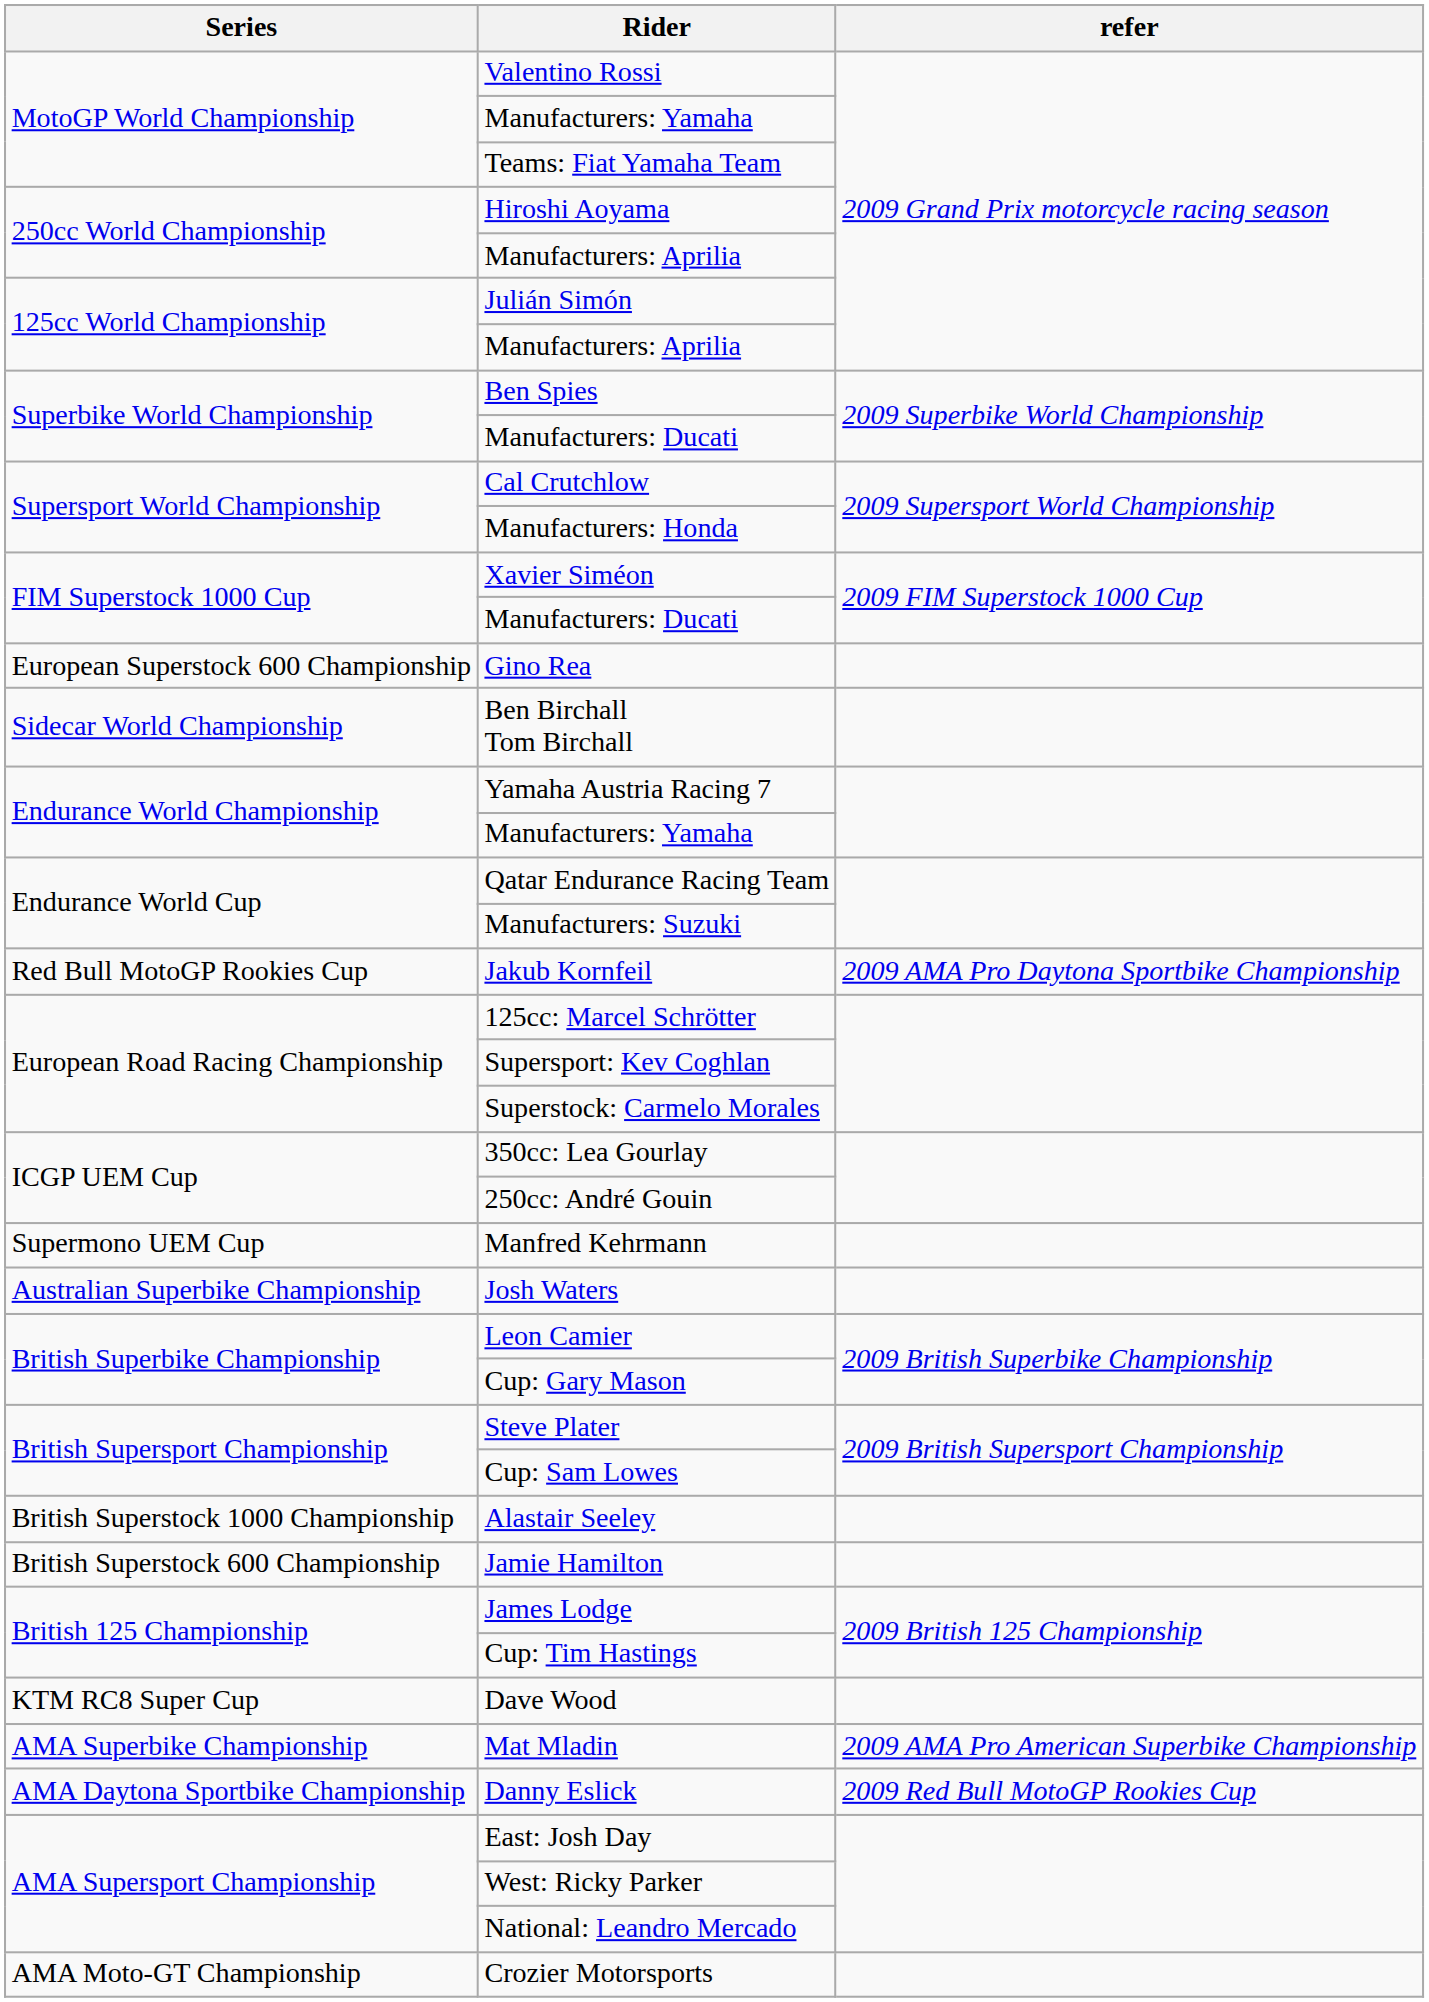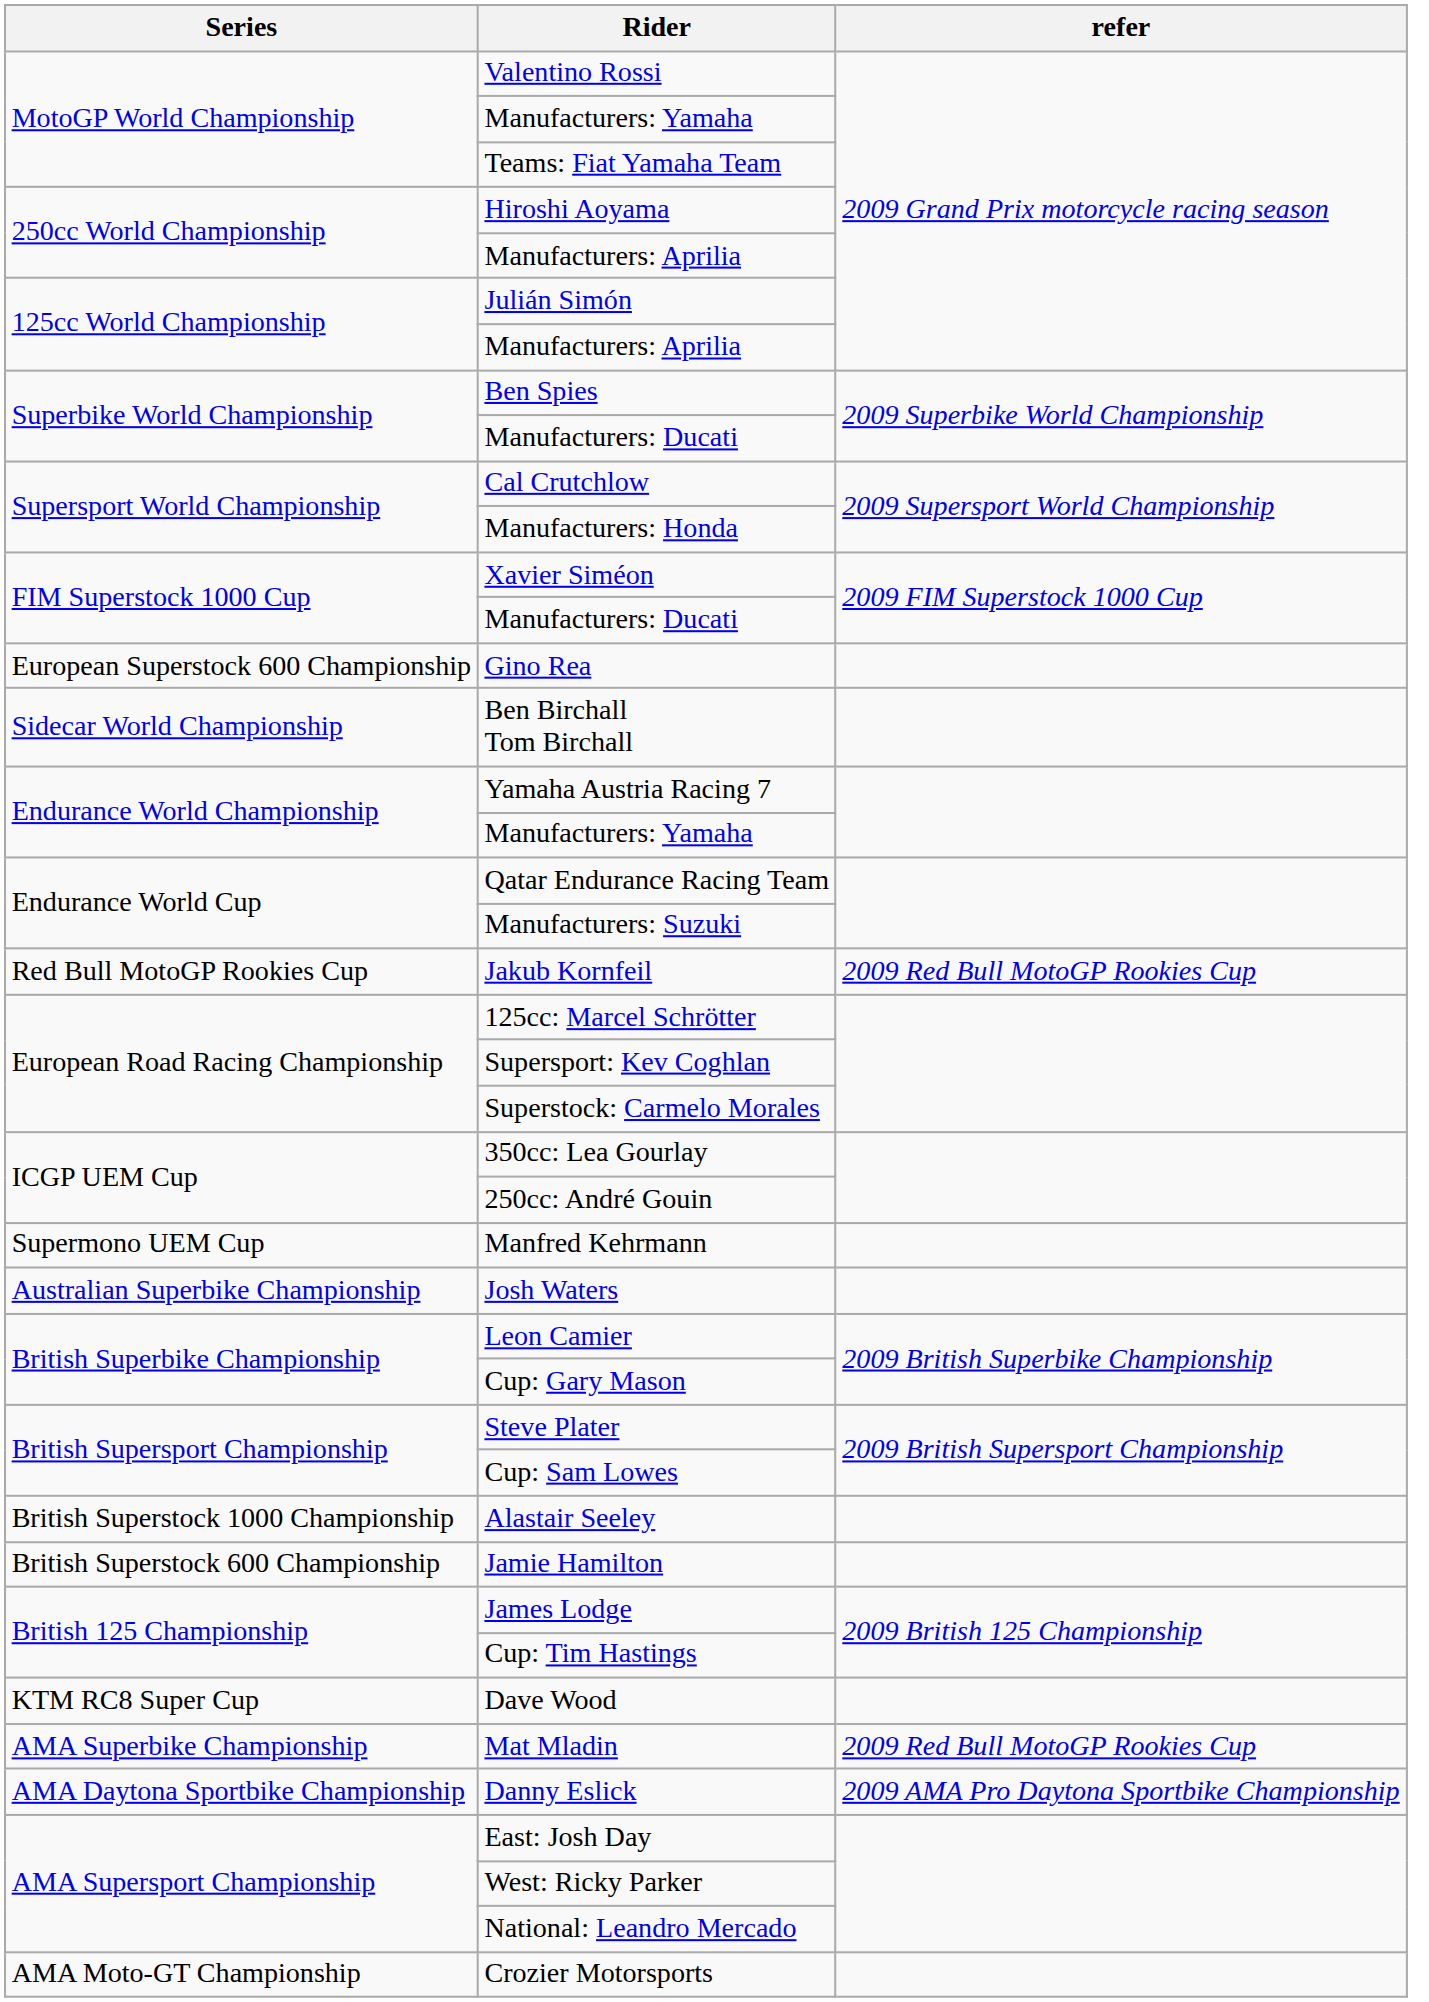(1121, 971) 2009 AMA Pro Daytona Sportbike Championship -> (1049, 971) 2009 Red Bull MotoGP Rookies Cup
(1129, 1745) 2009 AMA Pro American Superbike Championship -> (1049, 1745) 2009 Red Bull MotoGP Rookies Cup
(1049, 1791) 2009 Red Bull MotoGP Rookies Cup -> (1121, 1791) 2009 AMA Pro Daytona Sportbike Championship
